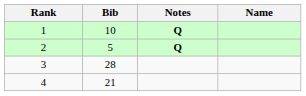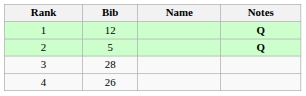columns swapped: (259, 13) <-> (178, 13)
(110, 30) 10 -> (110, 30) 12
(110, 82) 21 -> (110, 82) 26
